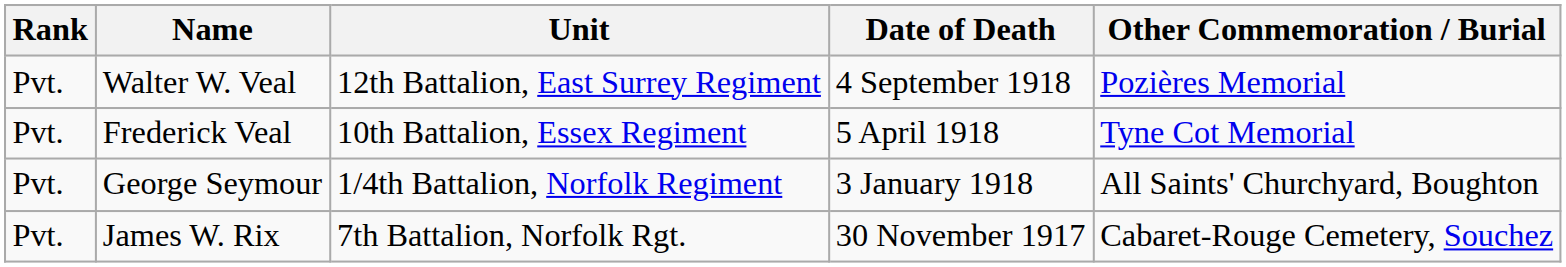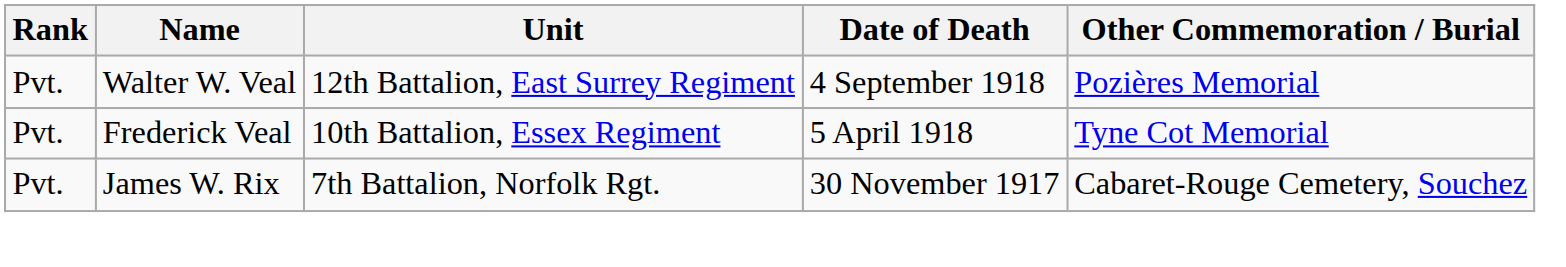- row: (212, 183)
